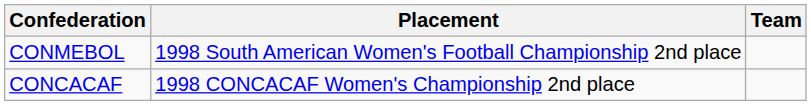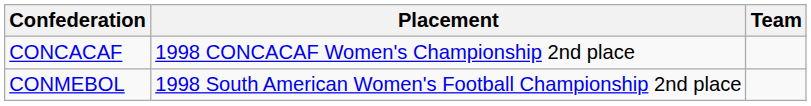rows swapped: (66, 84) <-> (67, 52)
